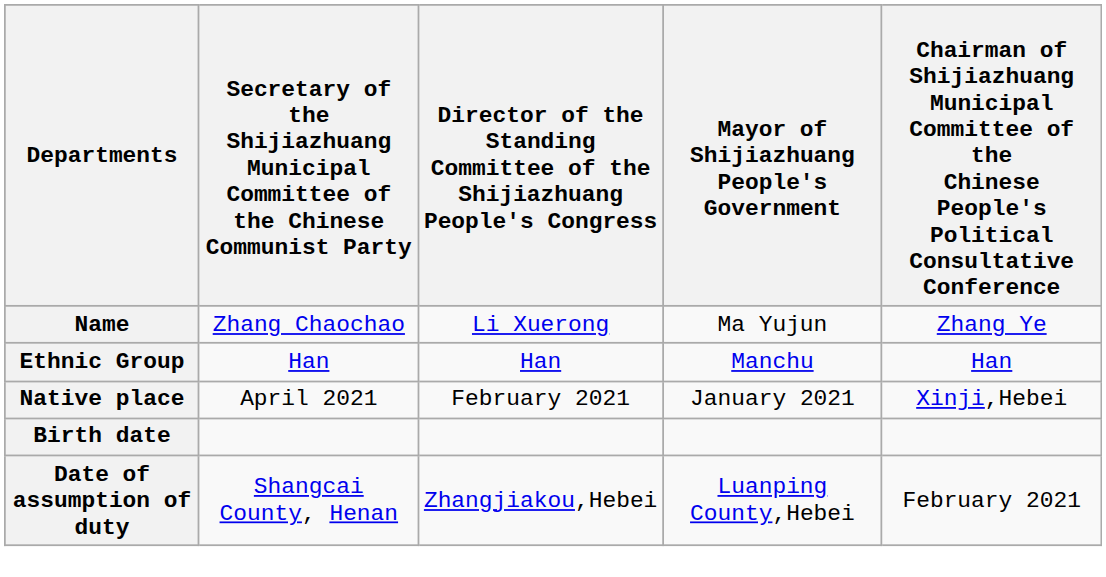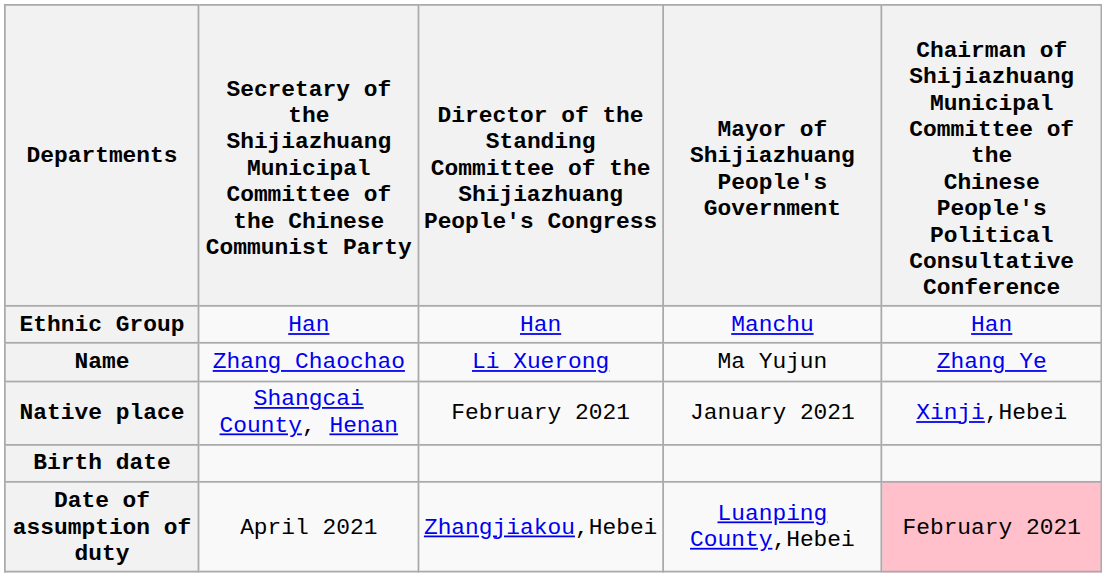rows swapped: (102, 325) <-> (102, 362)
(309, 399) April 2021 -> (309, 413) Shangcai County, Henan
(309, 500) Shangcai County, Henan -> (309, 527) April 2021
(992, 500) no background -> (992, 527) pink background
